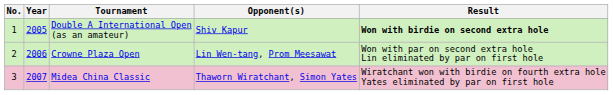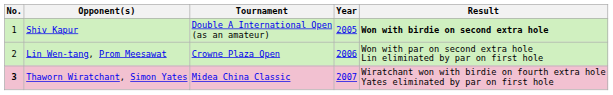columns swapped: (37, 12) <-> (276, 12)
(14, 78) normal -> (14, 78) bold
